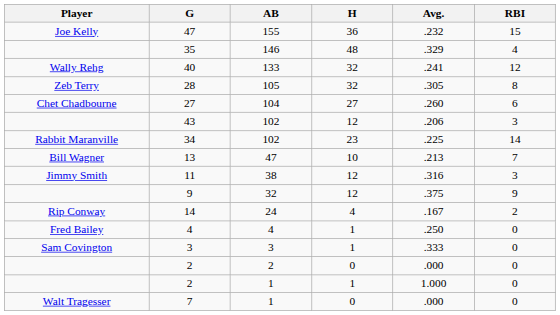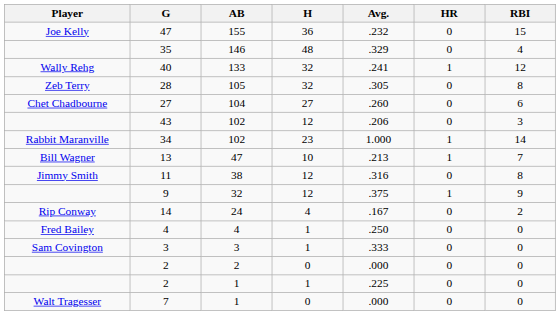+ column: (449, 13)
(434, 139) .225 -> (378, 139) 1.000
(515, 175) 3 -> (520, 175) 8
(434, 283) 1.000 -> (378, 283) .225
